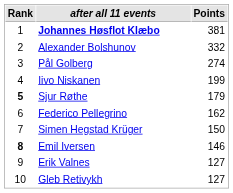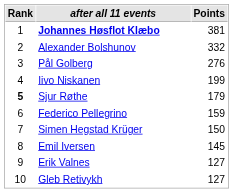(216, 64) 274 -> (216, 64) 276
(216, 113) 162 -> (216, 113) 159
(20, 146) bold -> (20, 146) normal
(216, 146) 146 -> (216, 146) 145
